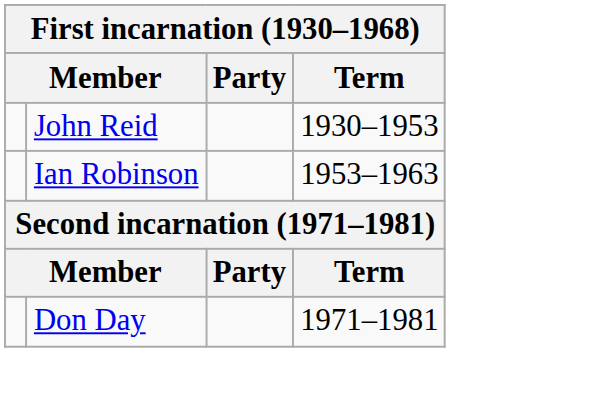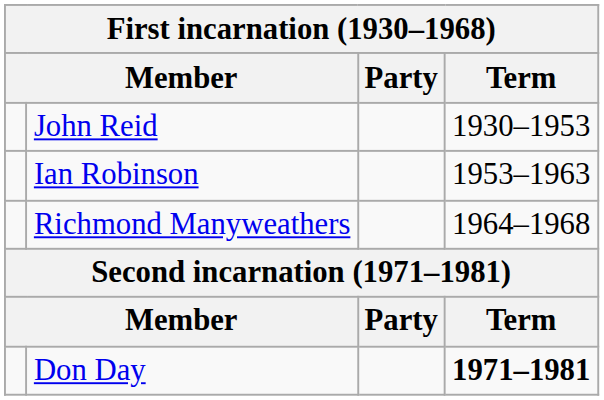+ row: (192, 223)
(369, 321) normal -> (521, 369) bold
